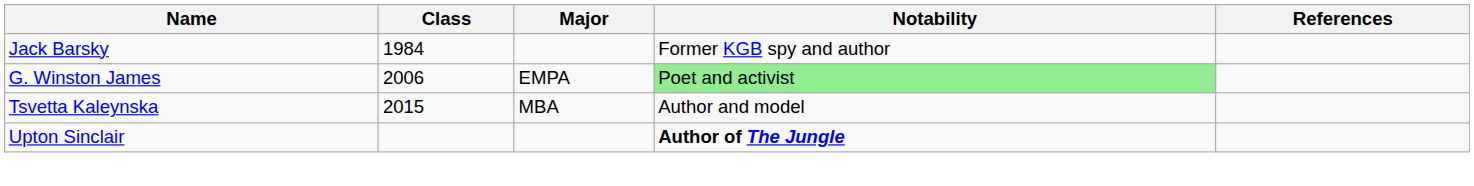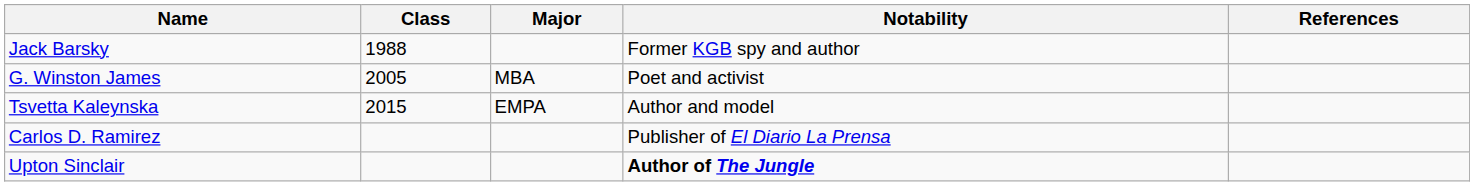(404, 48) 1984 -> (386, 48) 1988
(404, 78) 2006 -> (386, 78) 2005
(544, 78) EMPA -> (515, 78) MBA
(726, 78) lightgreen background -> (696, 78) no background
(539, 107) MBA -> (520, 107) EMPA
+ row: (85, 136)
